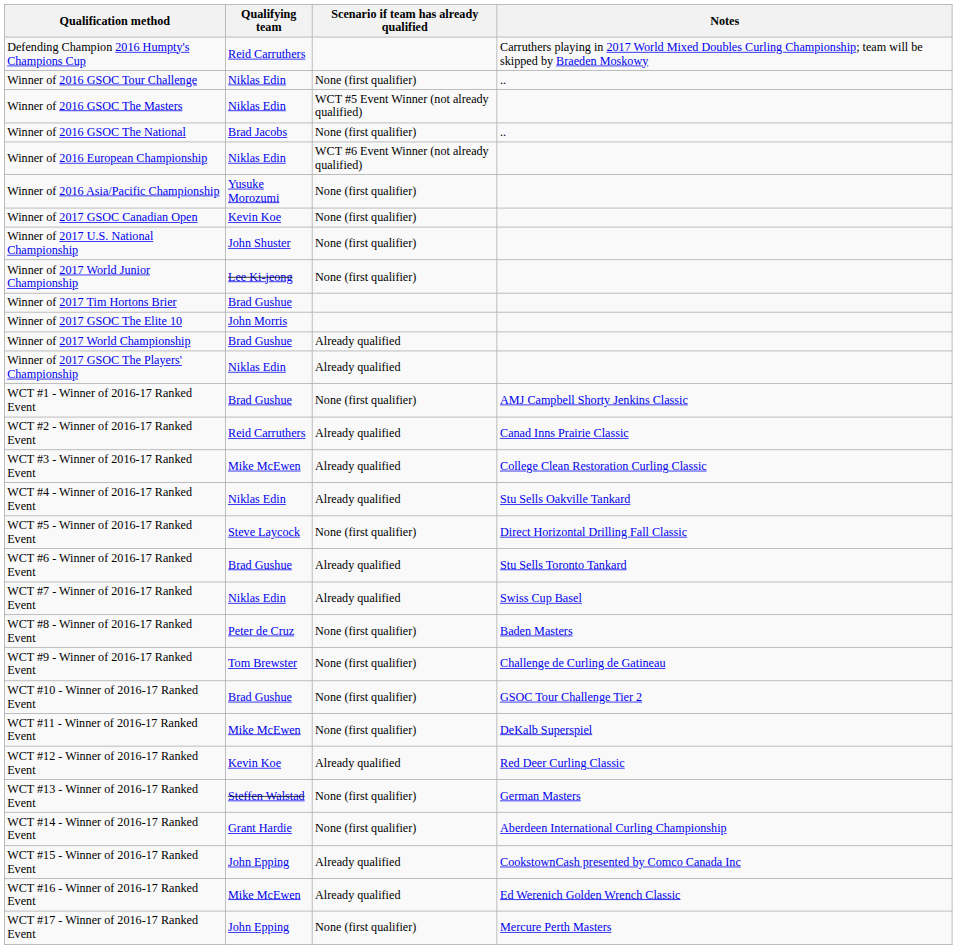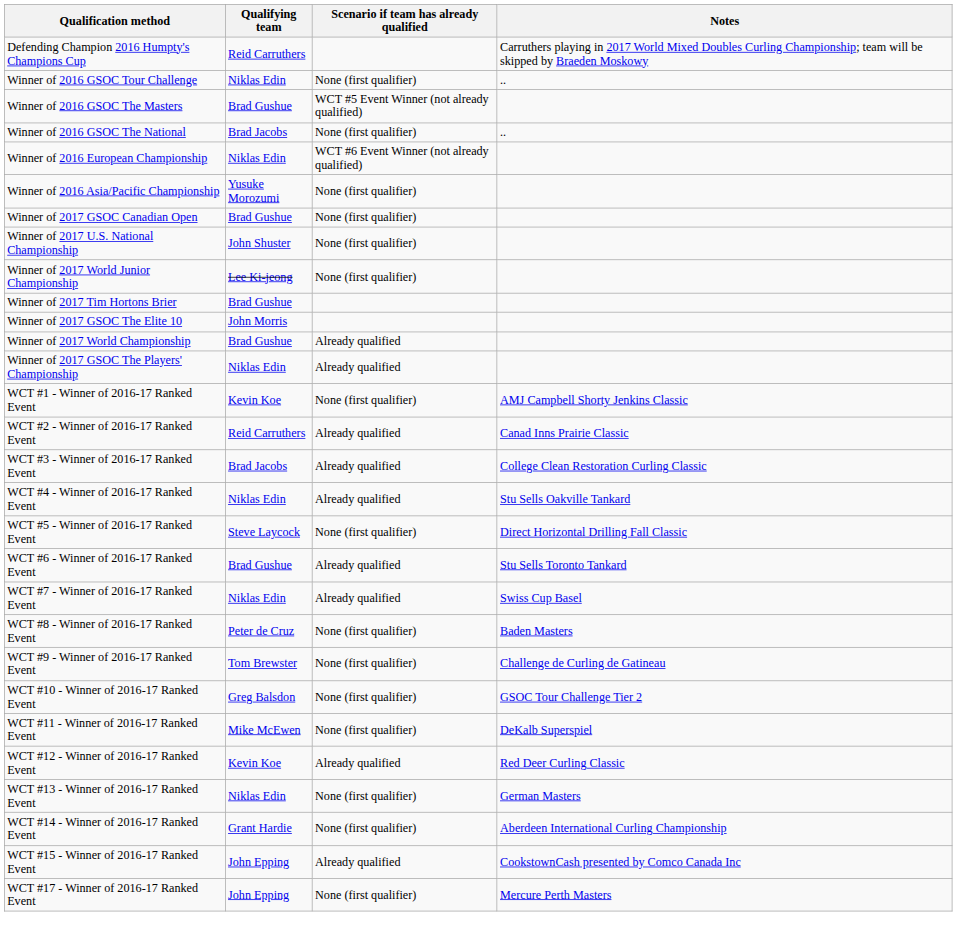(257, 106) Niklas Edin -> (260, 106) Brad Gushue
(255, 217) Kevin Koe -> (260, 217) Brad Gushue
(260, 400) Brad Gushue -> (255, 400) Kevin Koe
(264, 466) Mike McEwen -> (258, 466) Brad Jacobs
(260, 697) Brad Gushue -> (262, 697) Greg Balsdon
(266, 795) Steffen Walstad -> (257, 795) Niklas Edin
- row: (103, 894)
